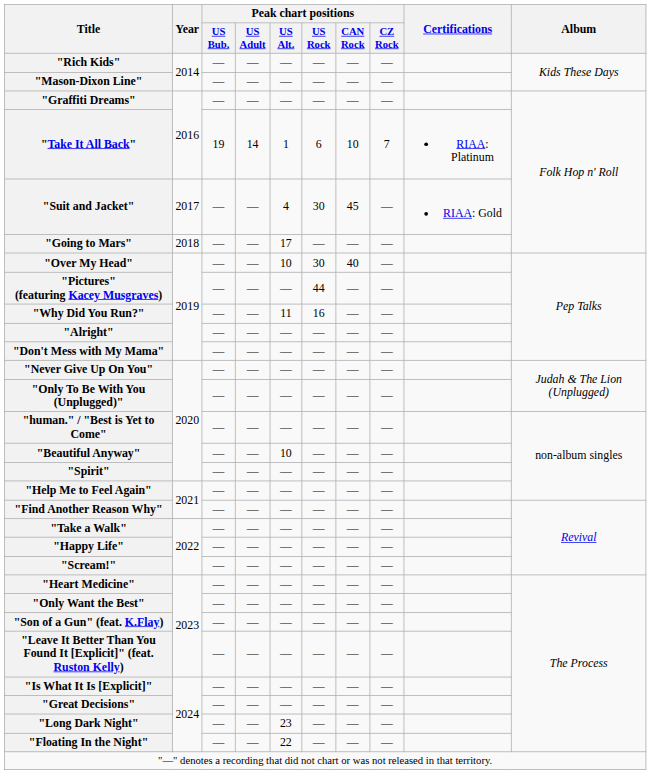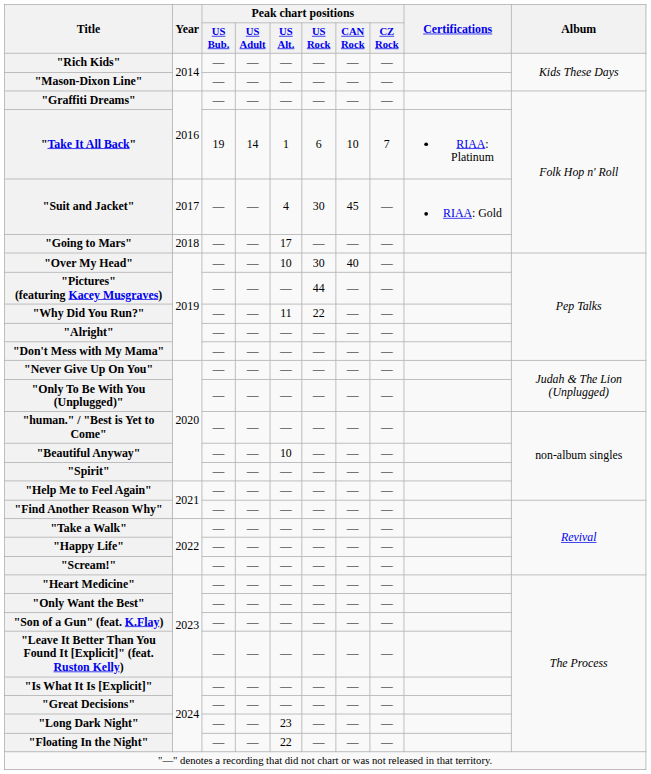(319, 313) 16 -> (319, 313) 22
